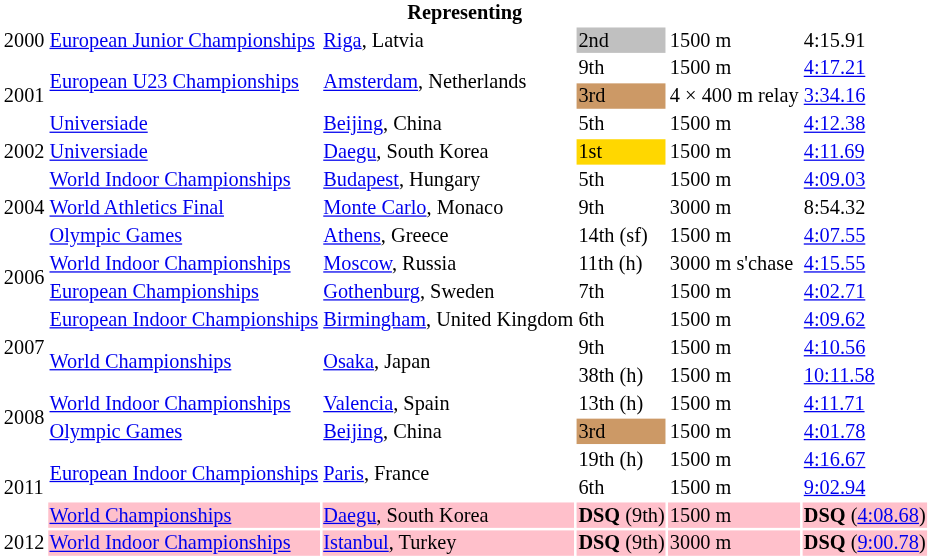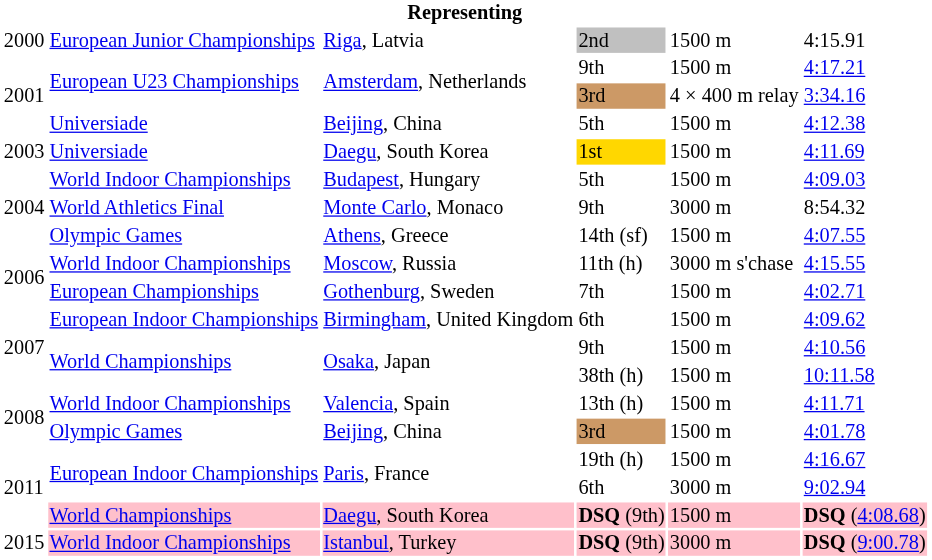(24, 151) 2002 -> (24, 151) 2003
(701, 487) 1500 m -> (701, 487) 3000 m
(24, 542) 2012 -> (24, 542) 2015
